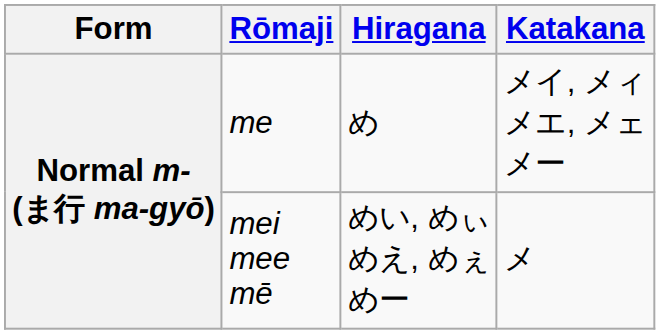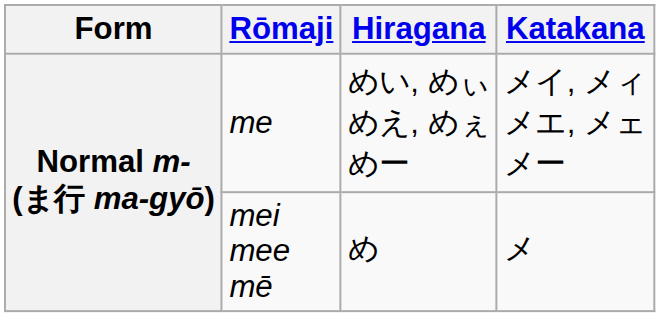(363, 121) め -> (419, 121) めい, めぃ めえ, めぇ めー
(419, 258) めい, めぃ めえ, めぇ めー -> (363, 250) め
